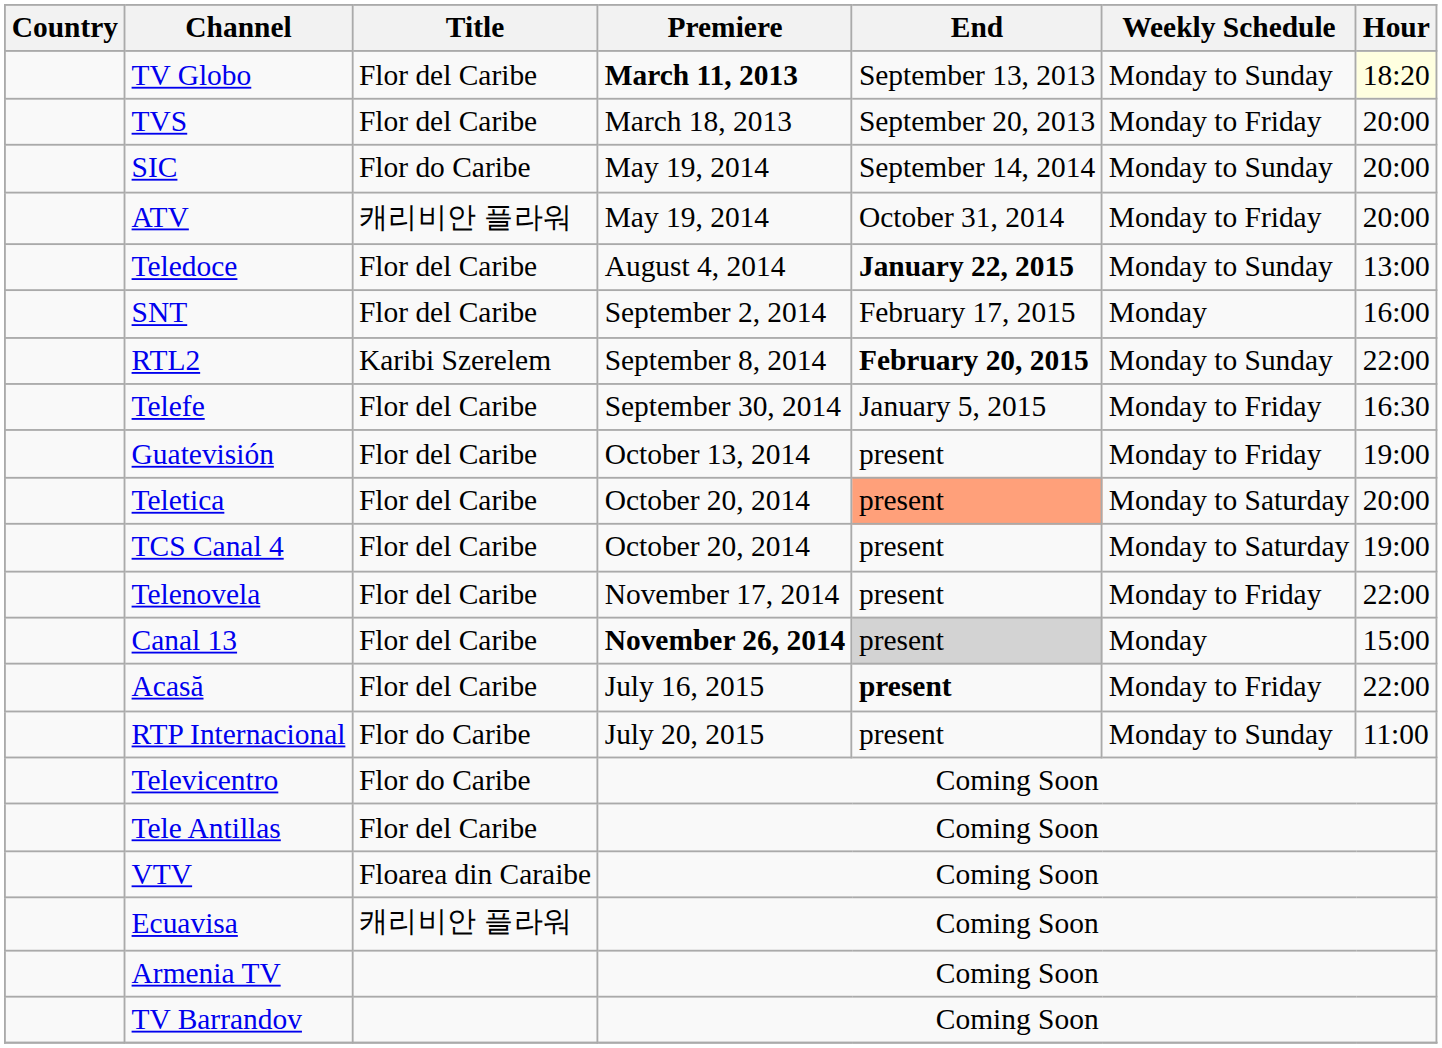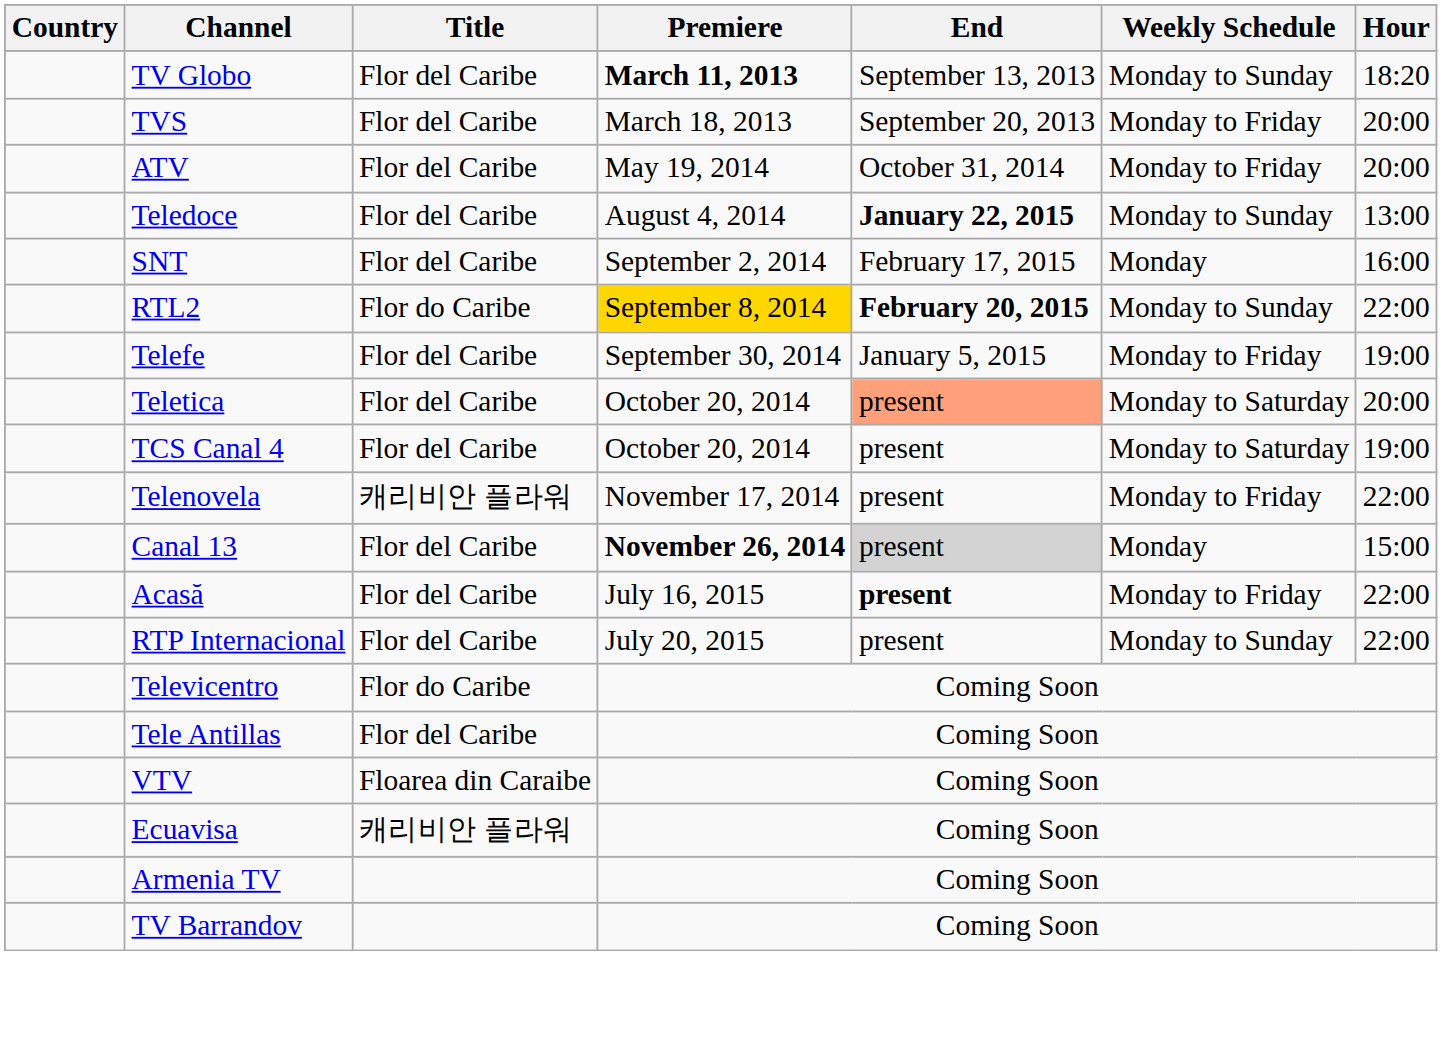(1396, 74) lightyellow background -> (1396, 74) no background
- row: (155, 167)
(466, 216) 캐리비안 플라워 -> (448, 167) Flor del Caribe
(455, 360) Karibi Szerelem -> (445, 307) Flor do Caribe
(715, 360) no background -> (715, 307) gold background
(1396, 406) 16:30 -> (1396, 354) 19:00
- row: (203, 453)
(448, 593) Flor del Caribe -> (466, 496) 캐리비안 플라워
(445, 733) Flor do Caribe -> (448, 640) Flor del Caribe
(1396, 733) 11:00 -> (1396, 640) 22:00
